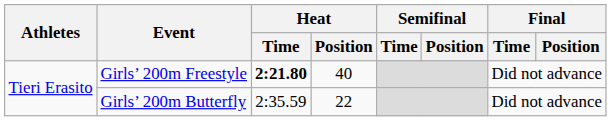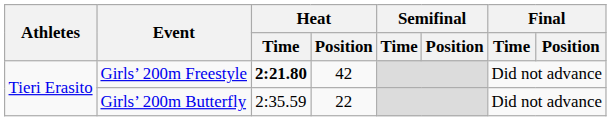(344, 74) 40 -> (344, 74) 42
